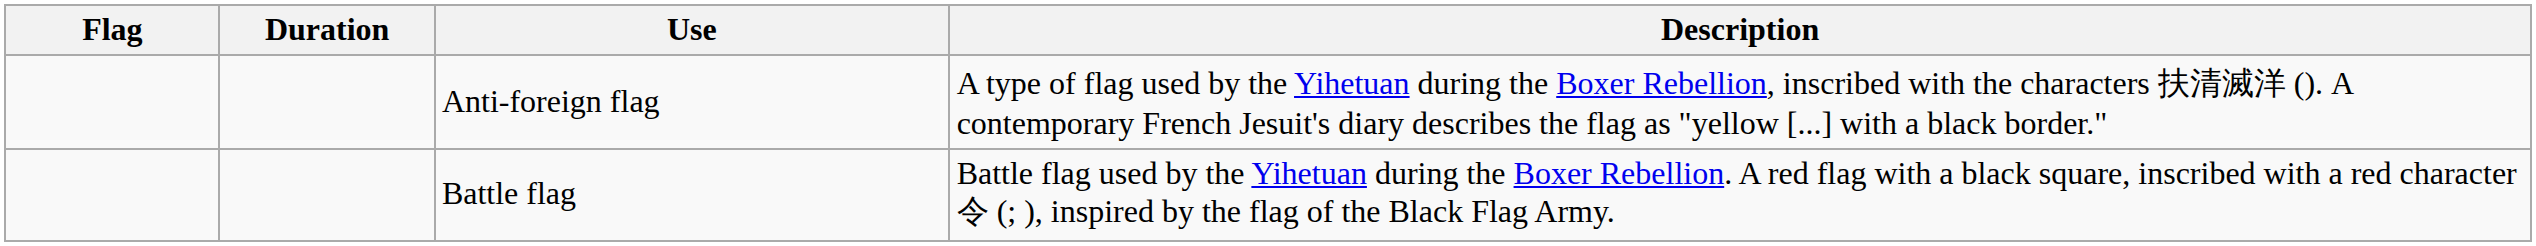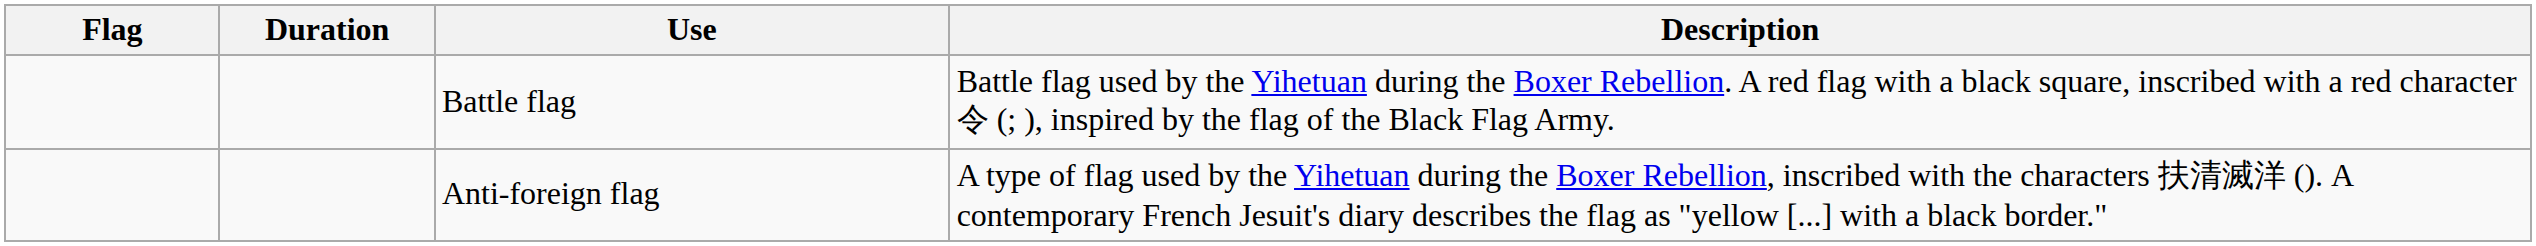rows swapped: (509, 194) <-> (551, 101)
